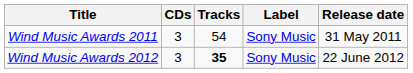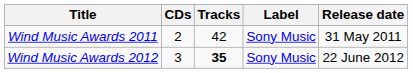(178, 36) 3 -> (178, 36) 2
(219, 36) 54 -> (219, 36) 42
